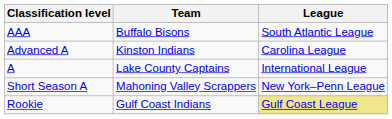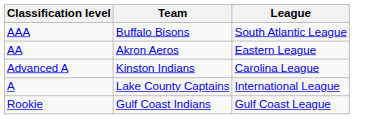+ row: (15, 50)
- row: (47, 86)
(309, 104) khaki background -> (283, 104) no background
